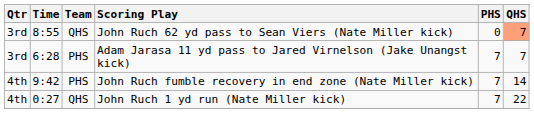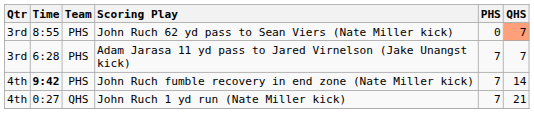(78, 32) QHS -> (78, 32) PHS
(46, 81) normal -> (46, 81) bold
(520, 99) 22 -> (520, 99) 21
